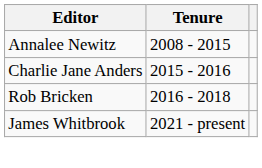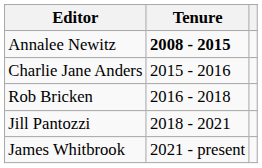(190, 44) normal -> (190, 44) bold
+ row: (49, 123)
